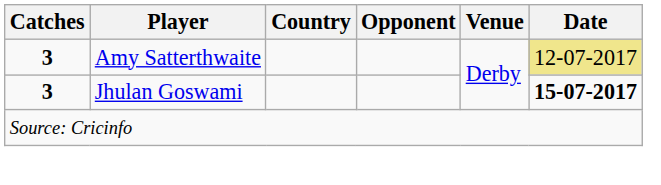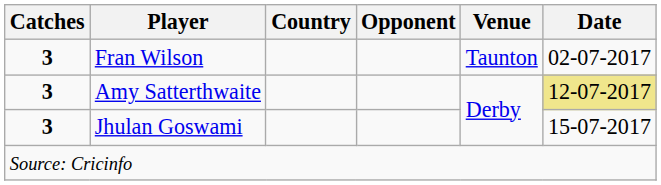+ row: (149, 57)
(585, 92) bold -> (599, 127) normal
